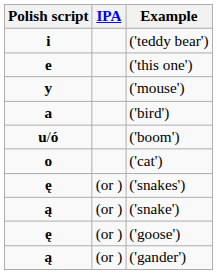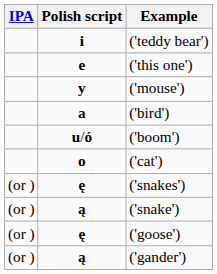columns swapped: (109, 16) <-> (48, 16)
